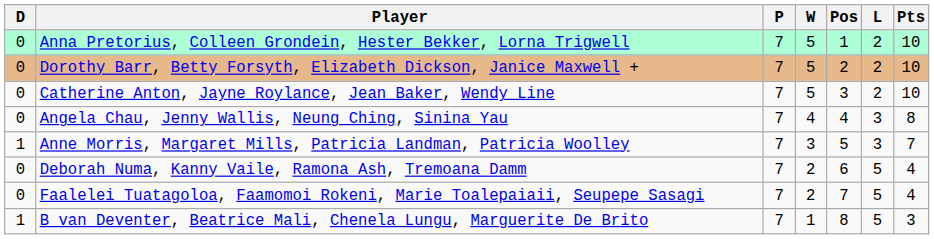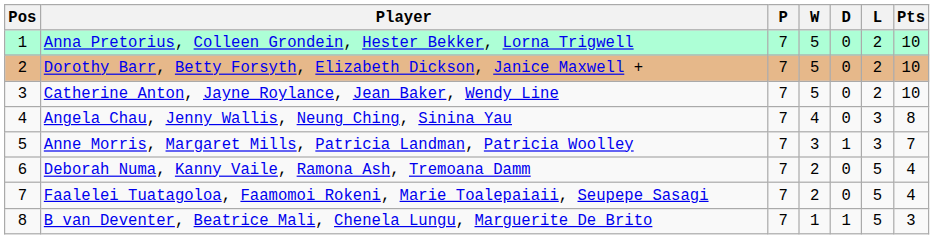columns swapped: (844, 17) <-> (20, 17)
